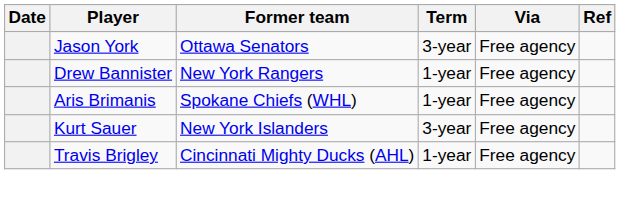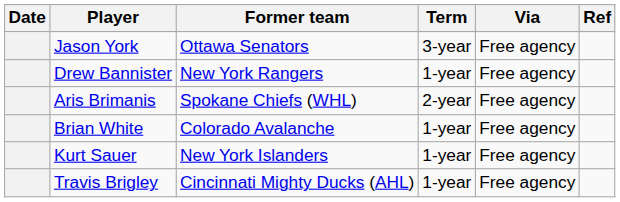(447, 100) 1-year -> (447, 100) 2-year
+ row: (99, 127)
(447, 127) 3-year -> (447, 155) 1-year
